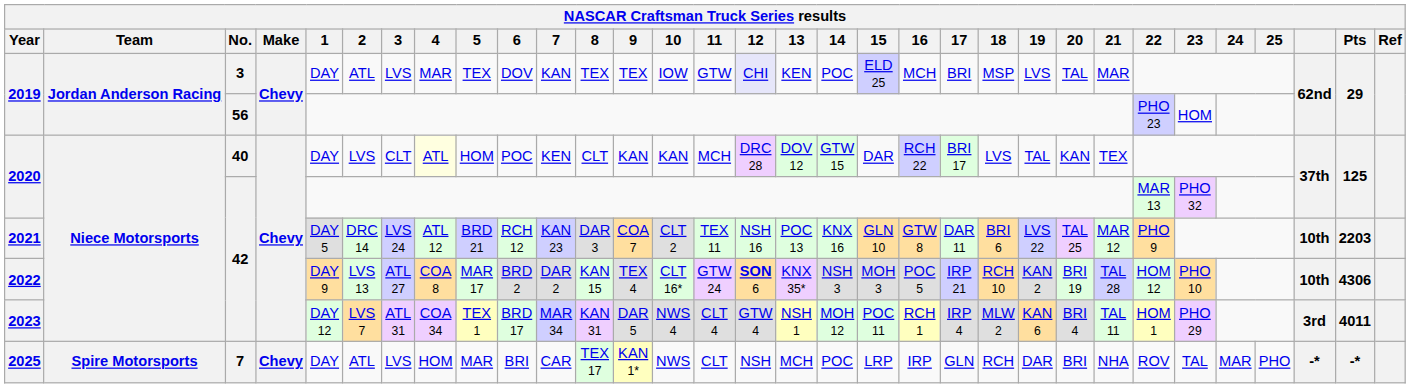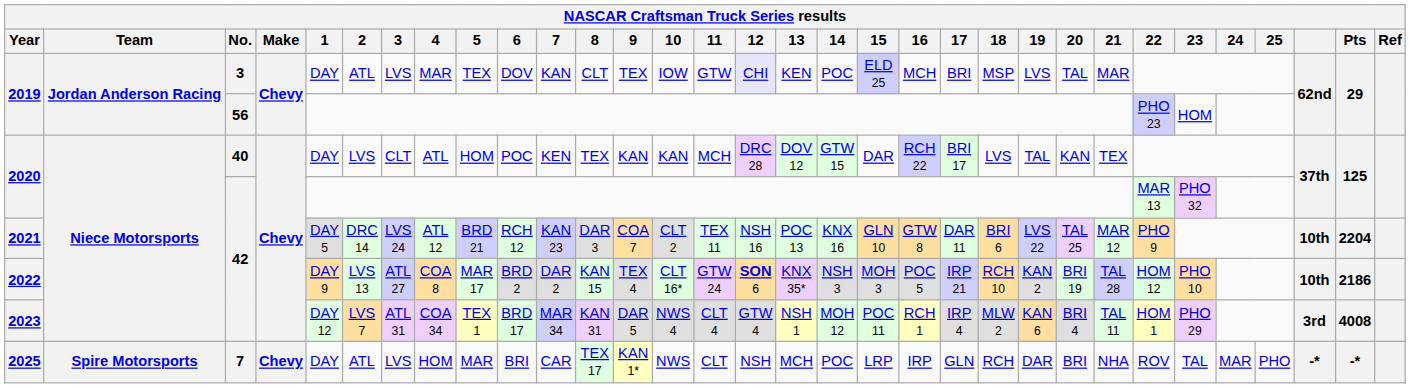(595, 73) TEX -> (595, 73) CLT
(436, 156) lightyellow background -> (436, 156) no background
(595, 156) CLT -> (595, 156) TEX
(1355, 238) 2203 -> (1355, 238) 2204
(1355, 280) 4306 -> (1355, 280) 2186
(1355, 321) 4011 -> (1355, 321) 4008
